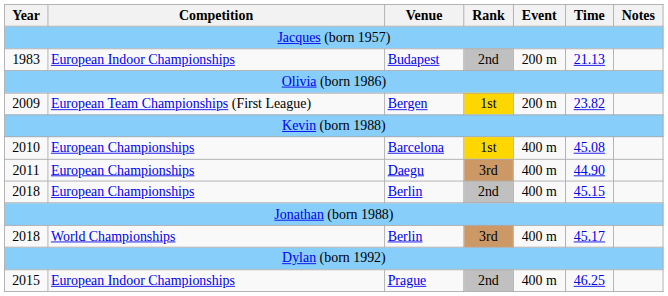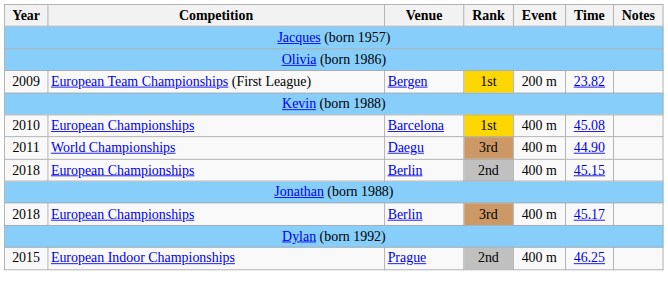- row: (414, 59)
(123, 170) European Championships -> (113, 147) World Championships
(113, 236) World Championships -> (123, 214) European Championships
